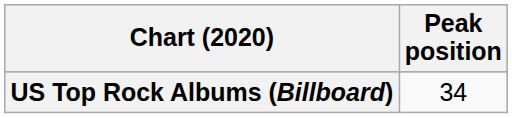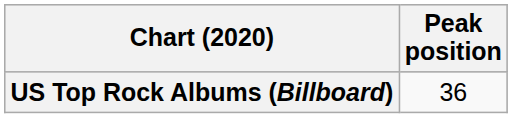(453, 91) 34 -> (453, 91) 36
